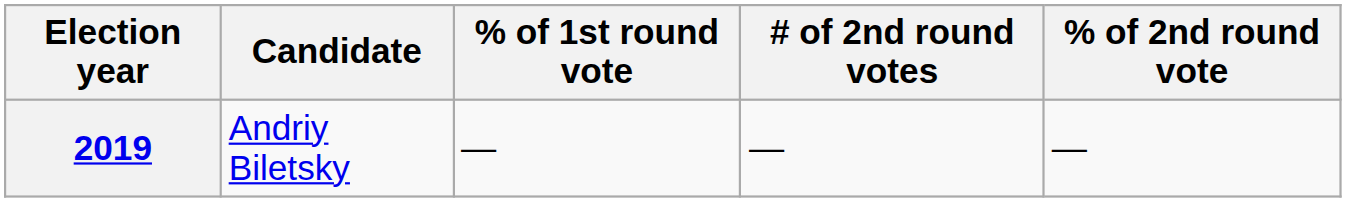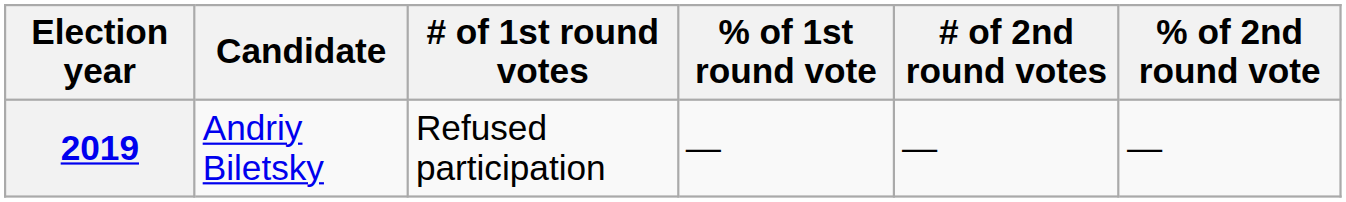+ column: (543, 52)
